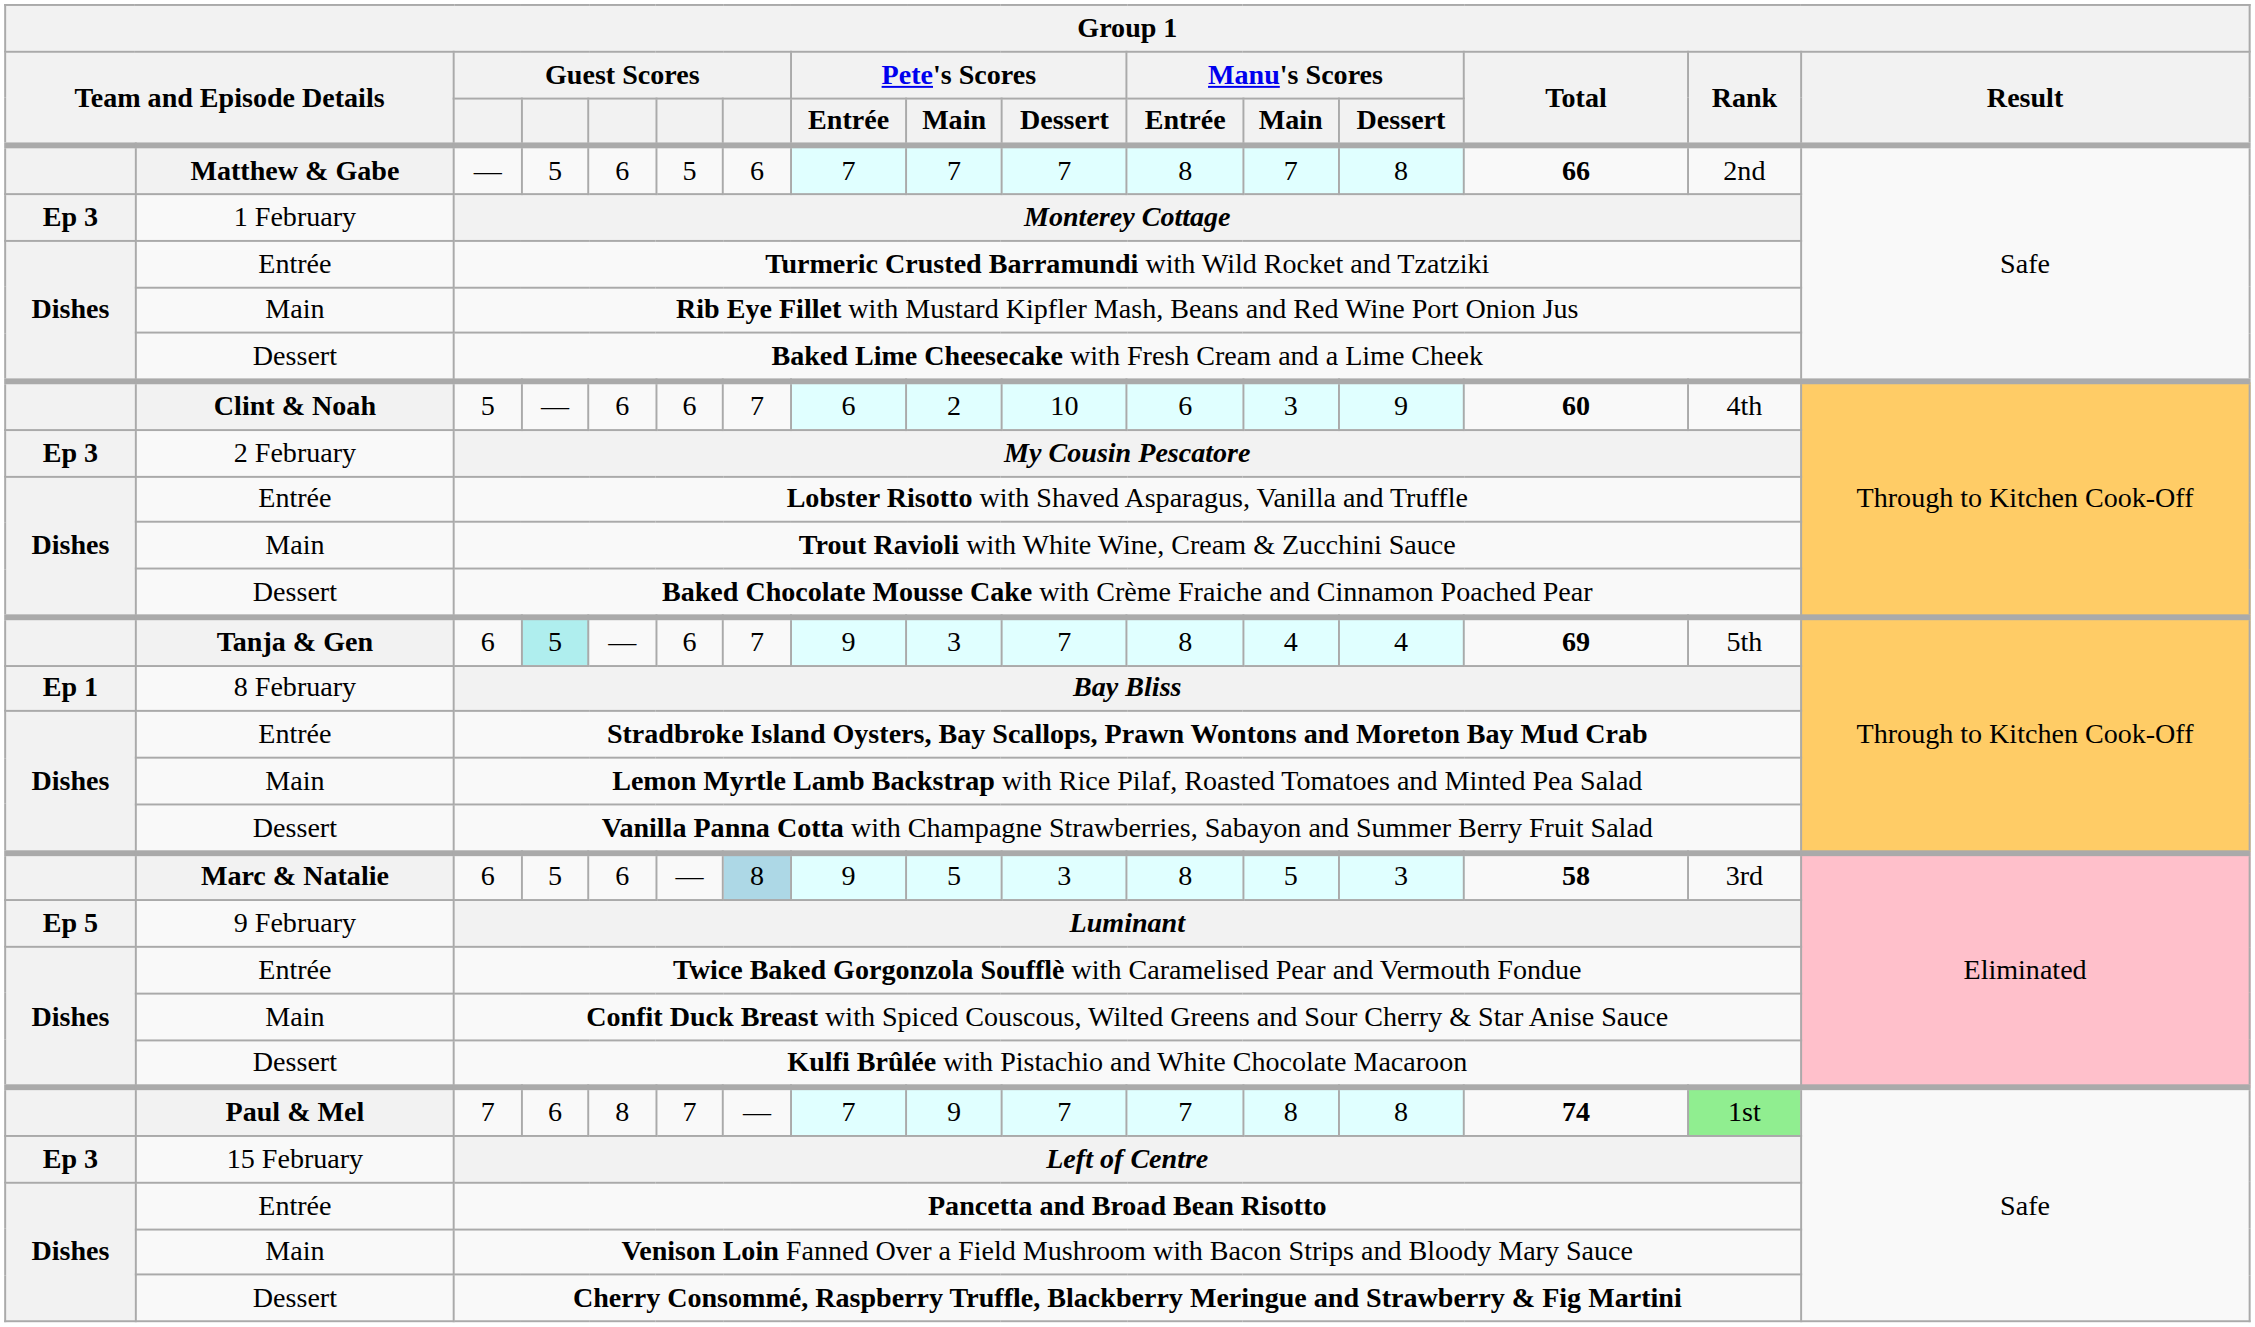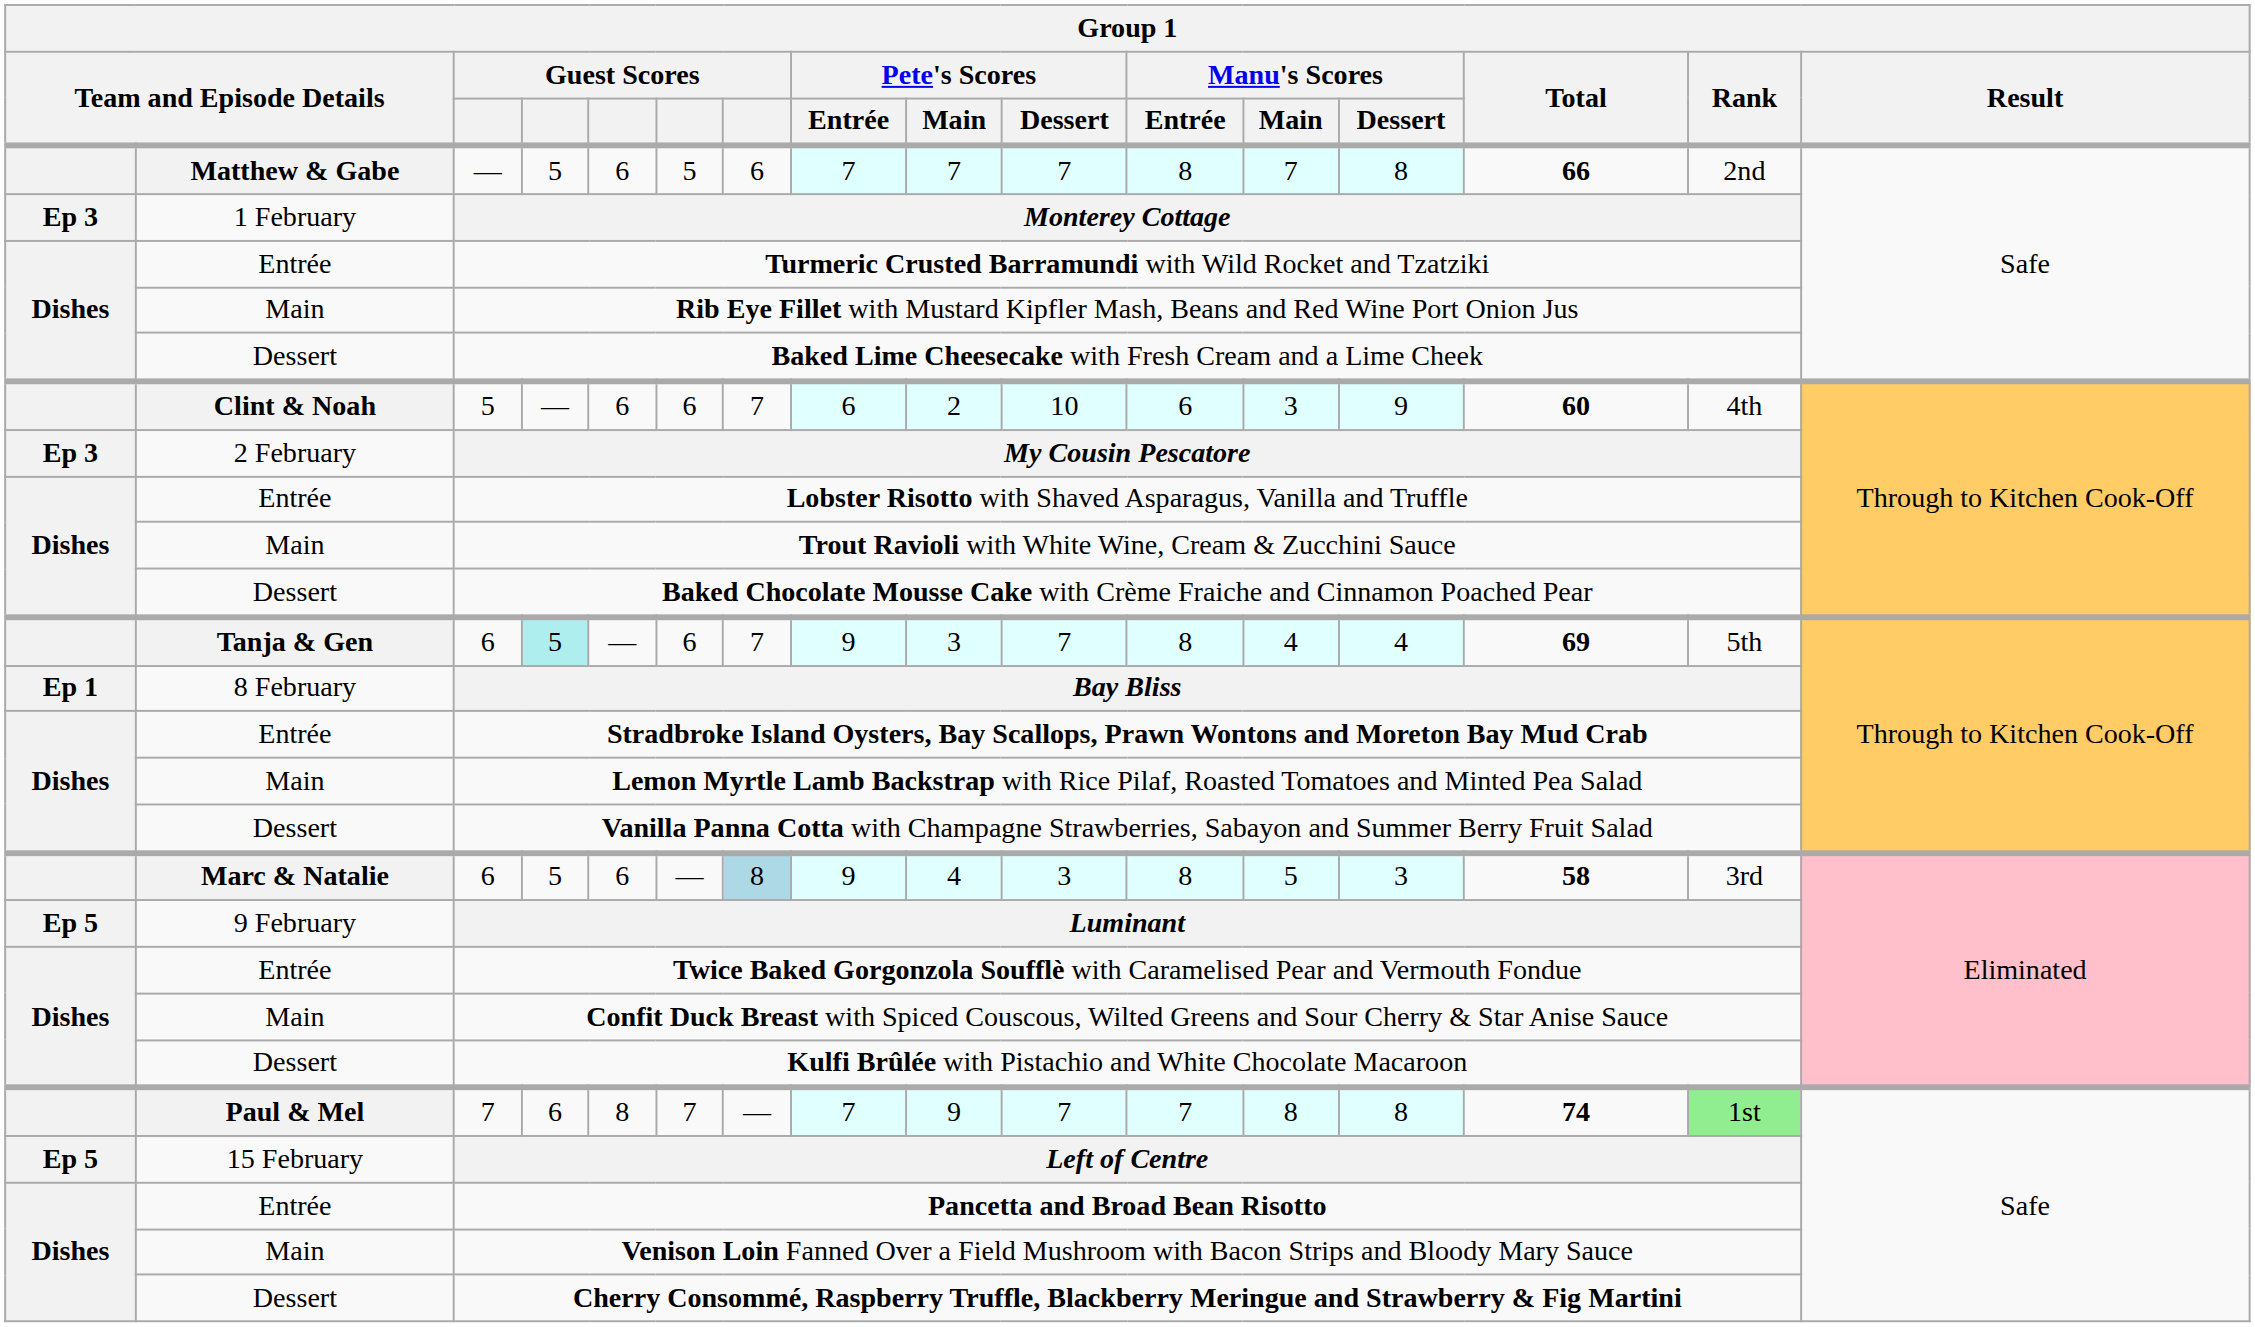(954, 877) 5 -> (954, 877) 4
(70, 1159) Ep 3 -> (70, 1159) Ep 5
